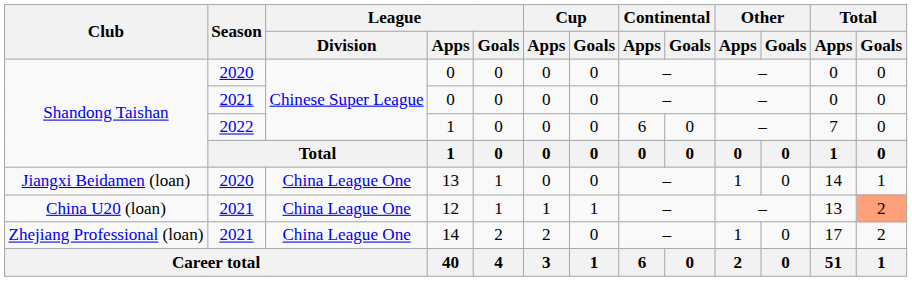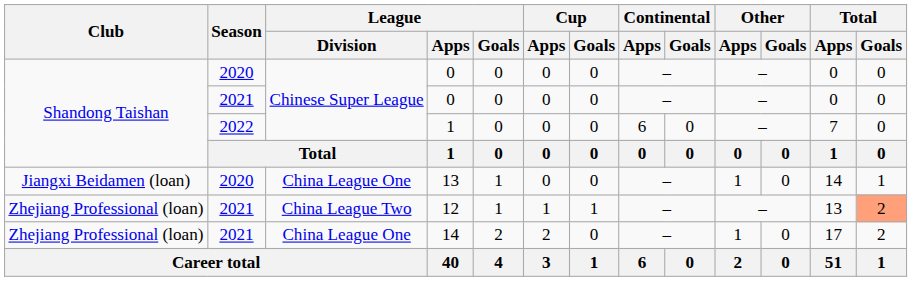(106, 208) China U20 (loan) -> (106, 208) Zhejiang Professional (loan)
(347, 208) China League One -> (347, 208) China League Two
